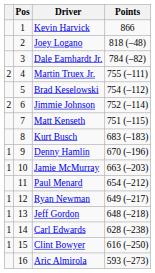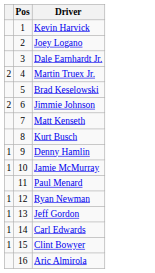- column: (128, 12)
